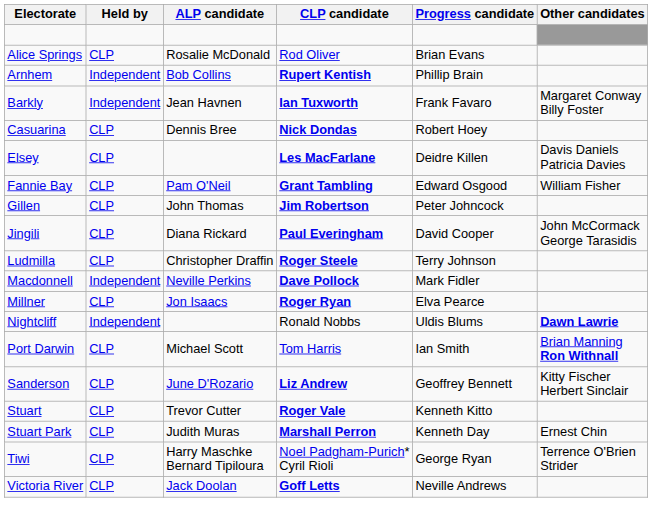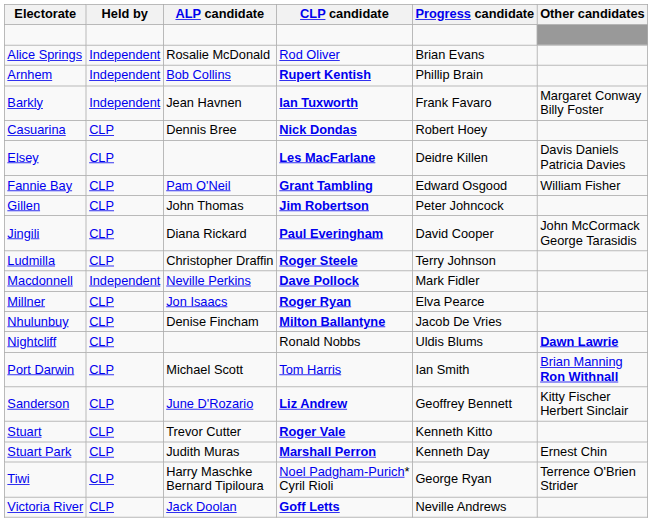(102, 55) CLP -> (125, 55) Independent
+ row: (38, 321)
(125, 321) Independent -> (102, 342) CLP
